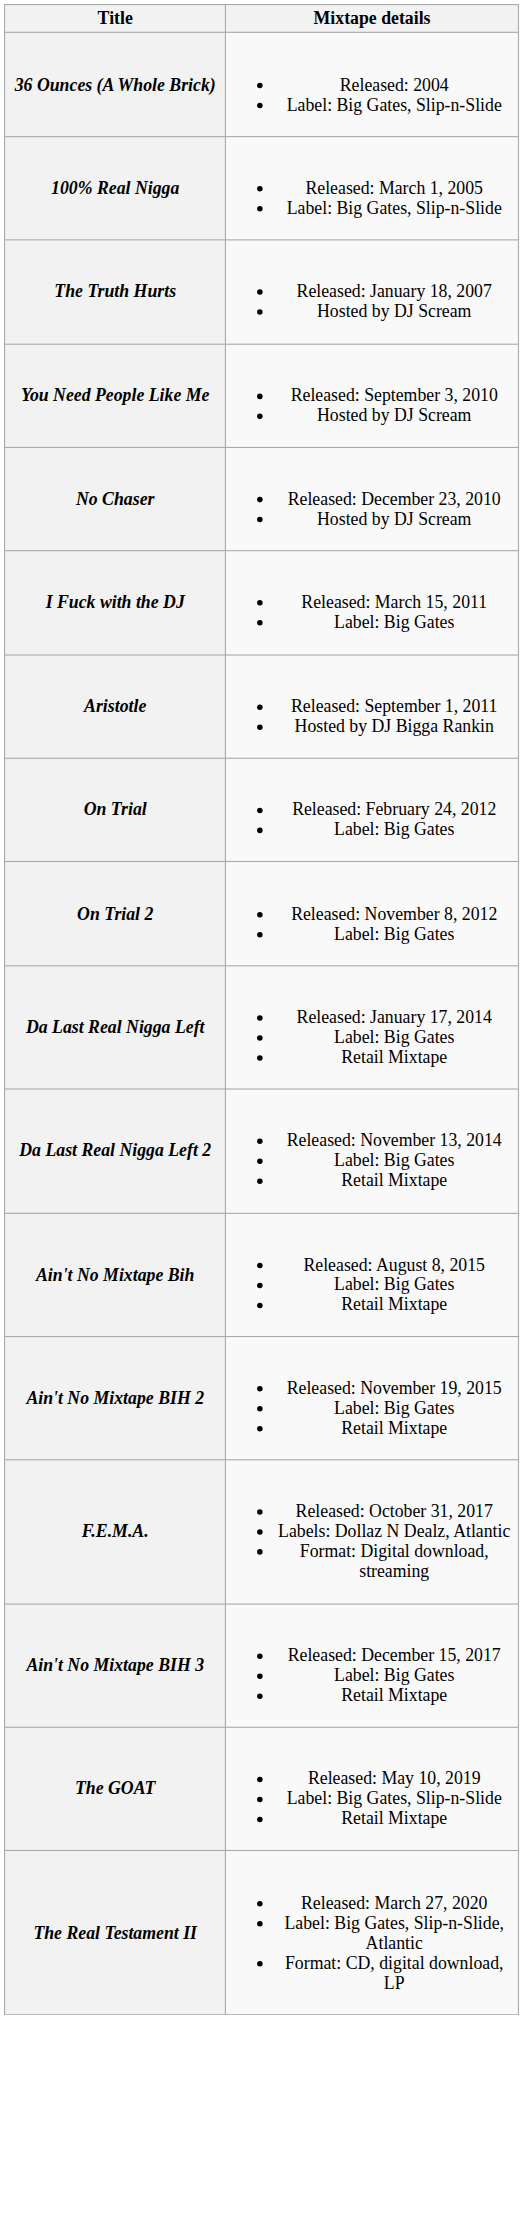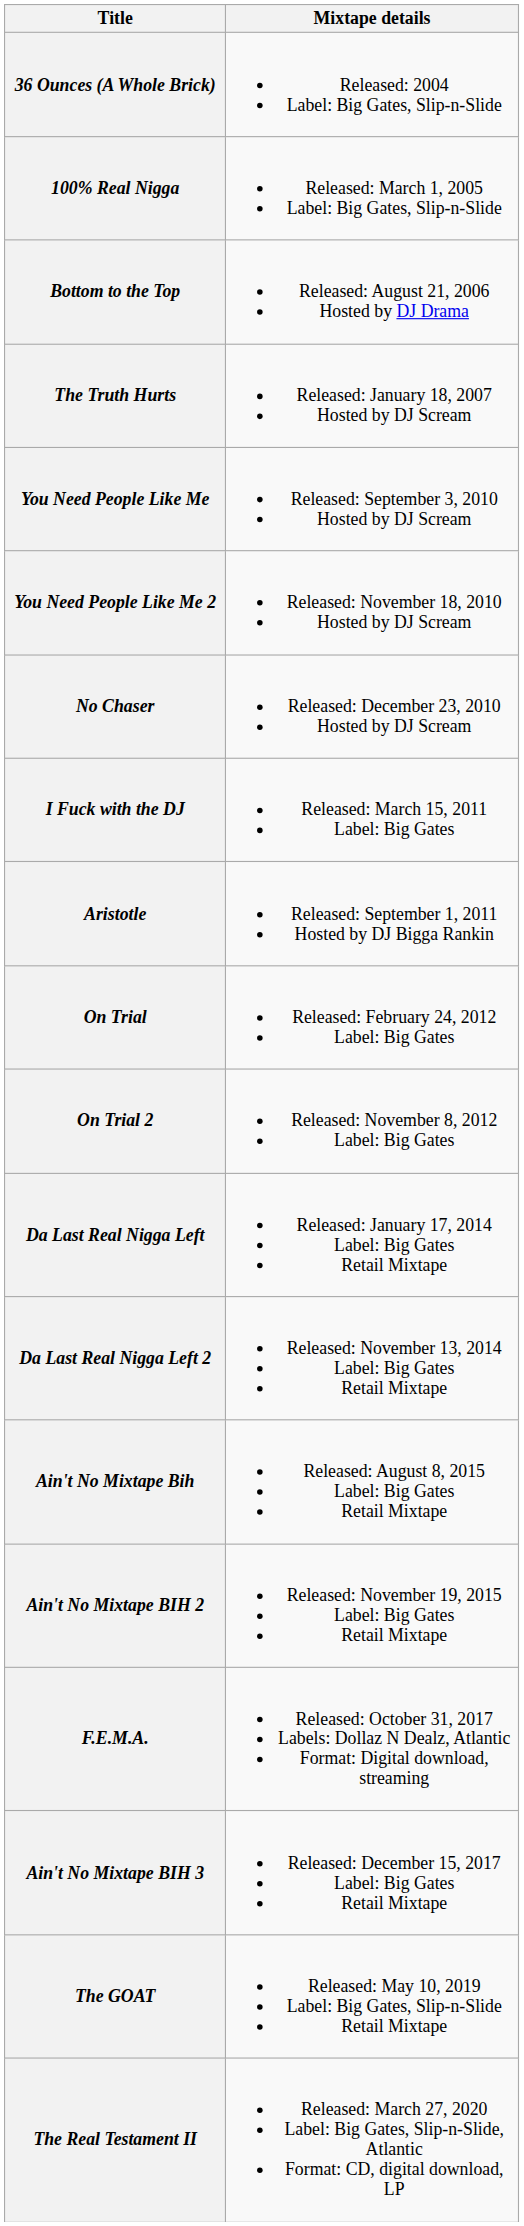+ row: (115, 291)
+ row: (115, 602)
